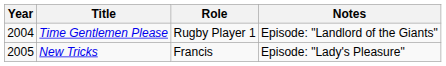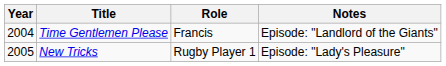(215, 33) Rugby Player 1 -> (193, 33) Francis
(193, 52) Francis -> (215, 52) Rugby Player 1
